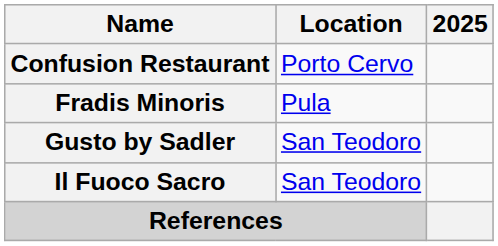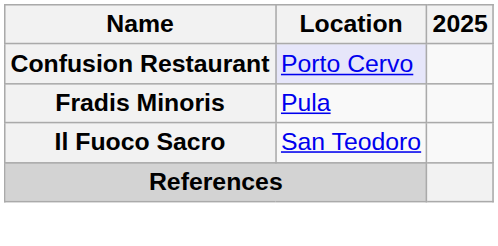(347, 63) no background -> (347, 63) lavender background
- row: (140, 142)
